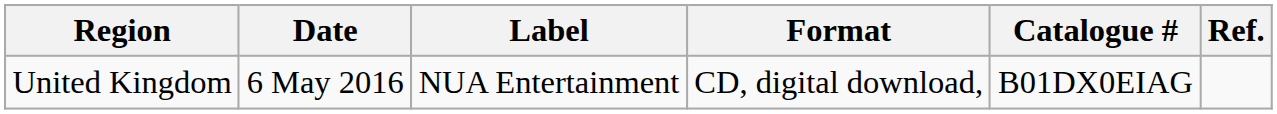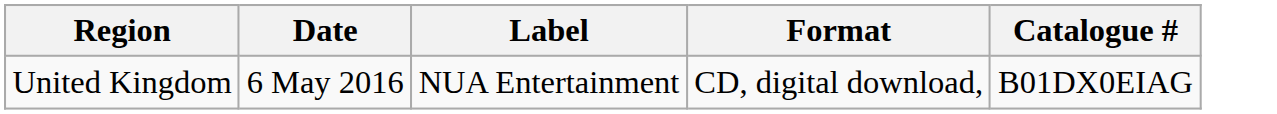- column: (1236, 30)
